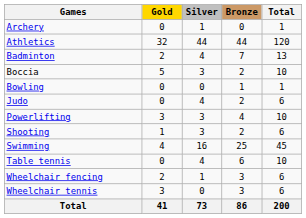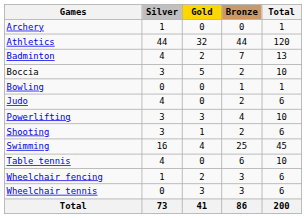columns swapped: (162, 12) <-> (202, 12)
